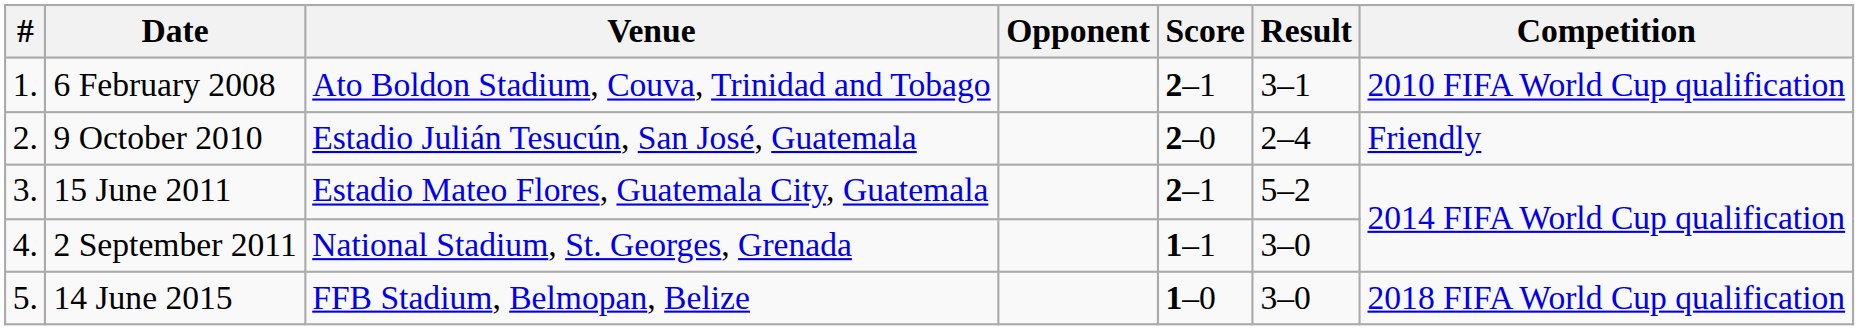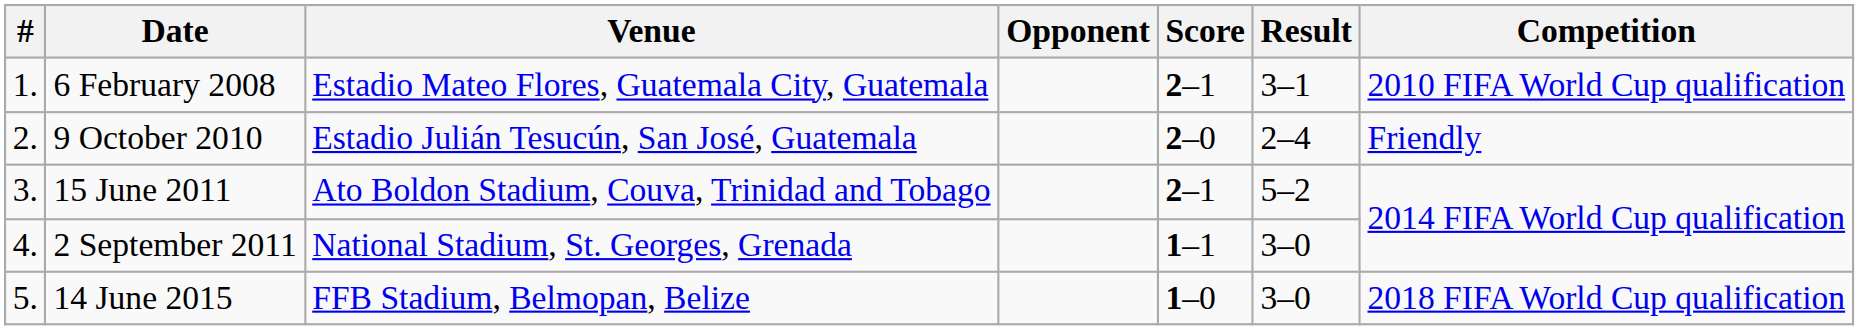(651, 84) Ato Boldon Stadium, Couva, Trinidad and Tobago -> (650, 84) Estadio Mateo Flores, Guatemala City, Guatemala
(650, 191) Estadio Mateo Flores, Guatemala City, Guatemala -> (651, 191) Ato Boldon Stadium, Couva, Trinidad and Tobago
